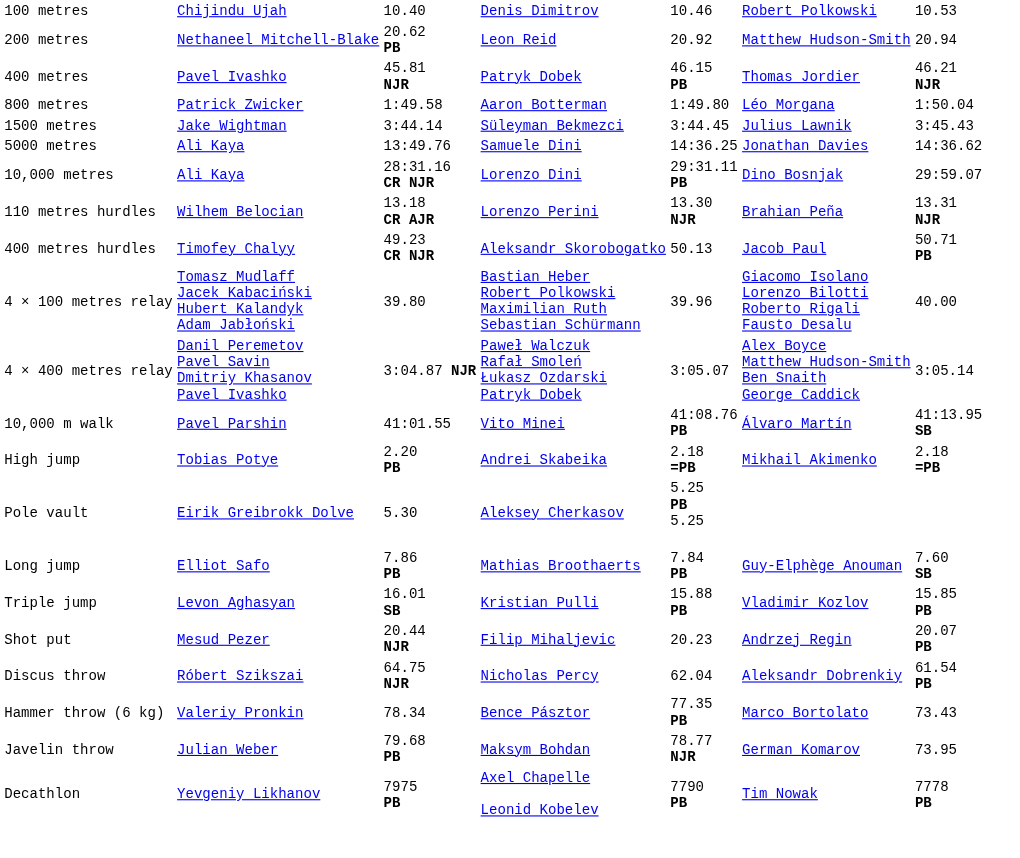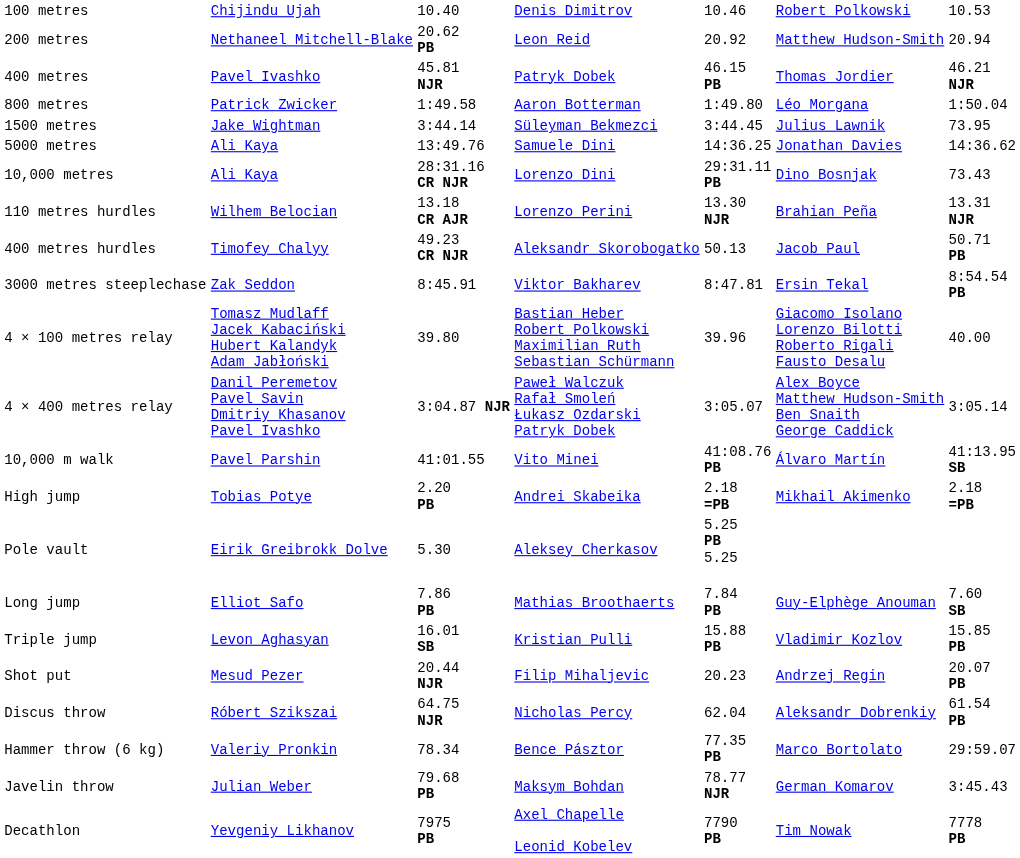(944, 126) 3:45.43 -> (970, 126) 73.95
(949, 175) 29:59.07 -> (970, 175) 73.43
+ row: (105, 285)
(936, 713) 73.43 -> (982, 750) 29:59.07
(936, 750) 73.95 -> (978, 786) 3:45.43
